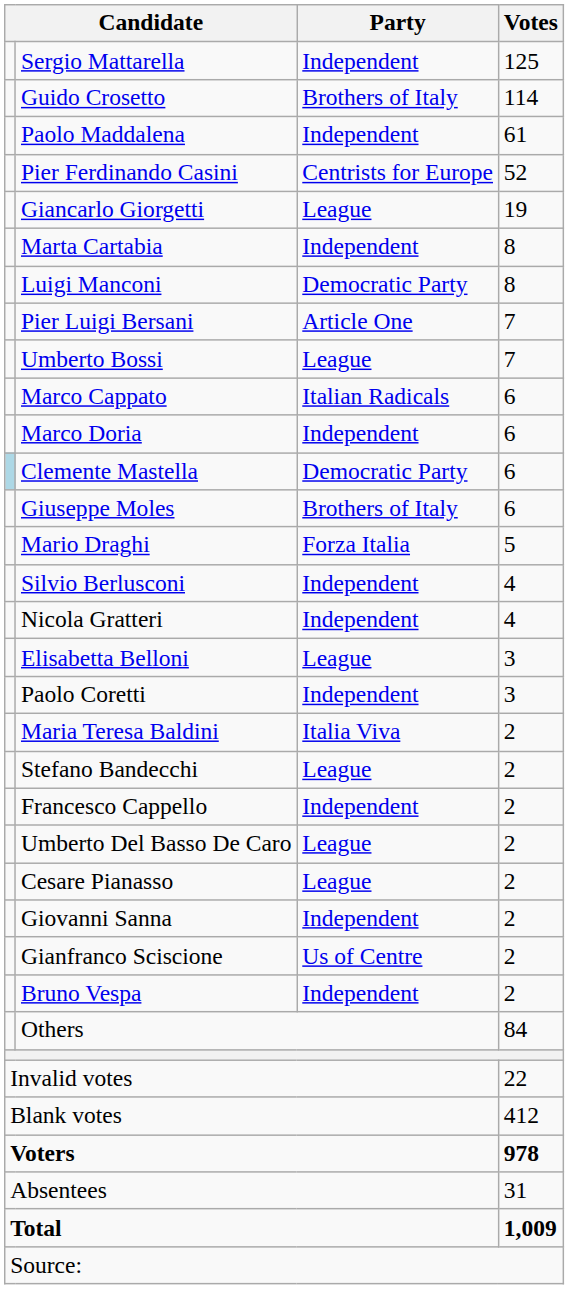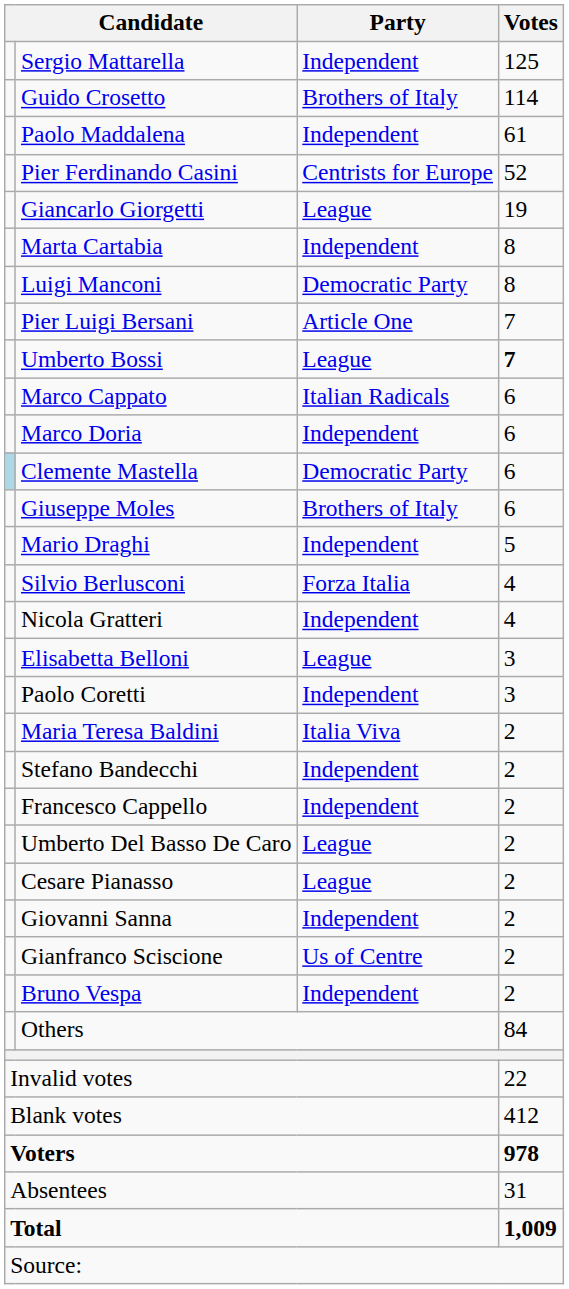(510, 358) normal -> (510, 358) bold
(356, 545) Forza Italia -> (360, 545) Independent
(360, 582) Independent -> (356, 582) Forza Italia
(337, 769) League -> (360, 769) Independent
